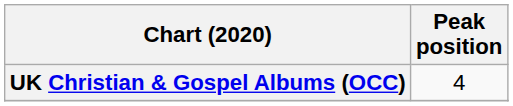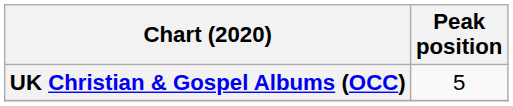(459, 82) 4 -> (459, 82) 5
